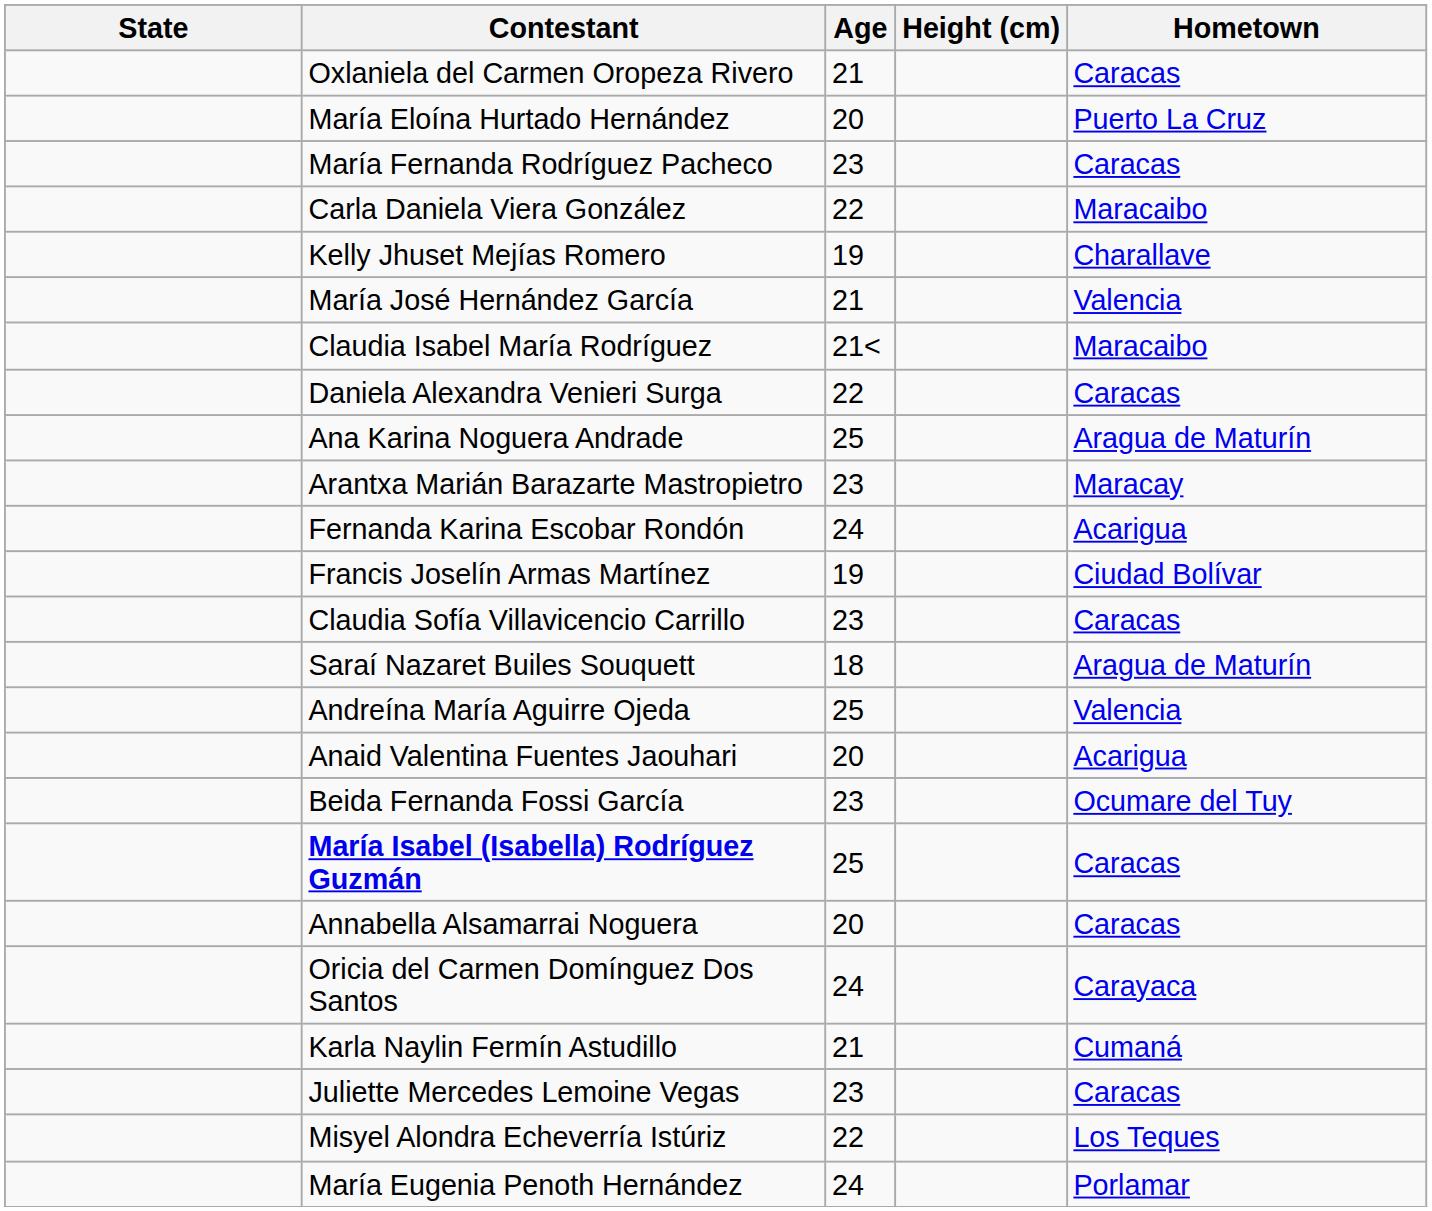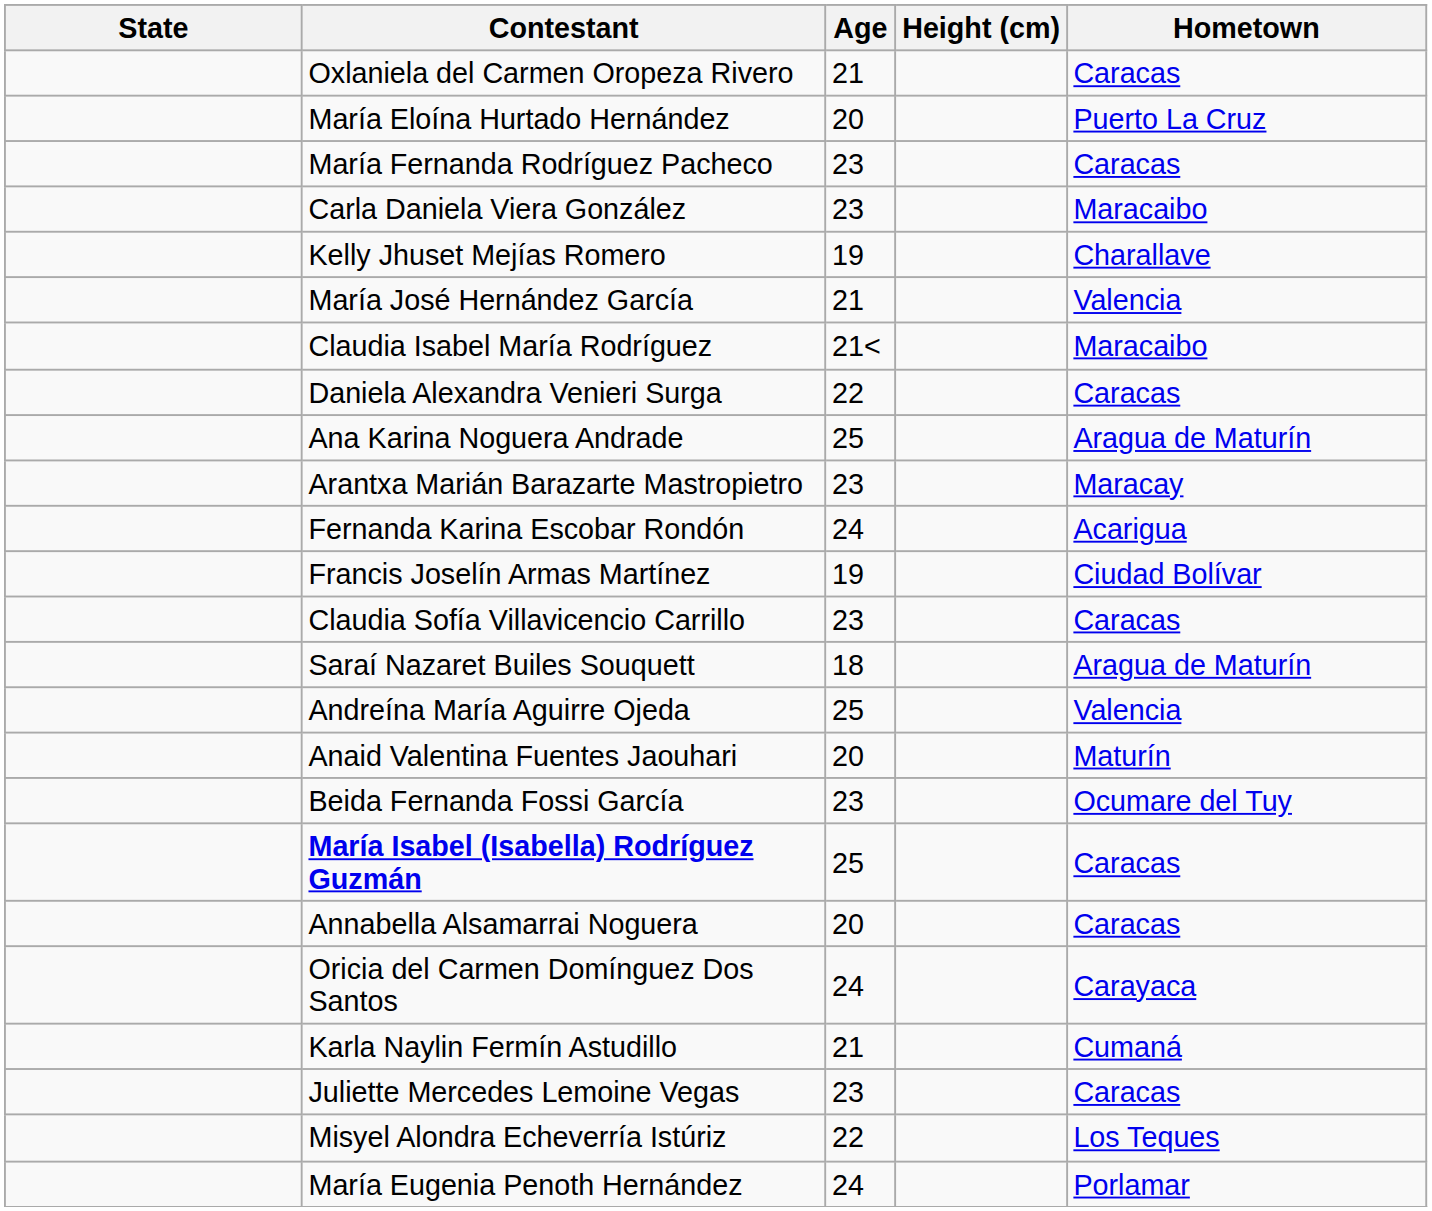(848, 210) 22 -> (848, 210) 23
(1130, 756) Acarigua -> (1122, 756) Maturín
